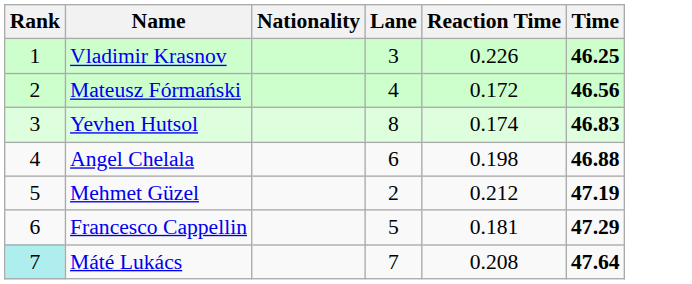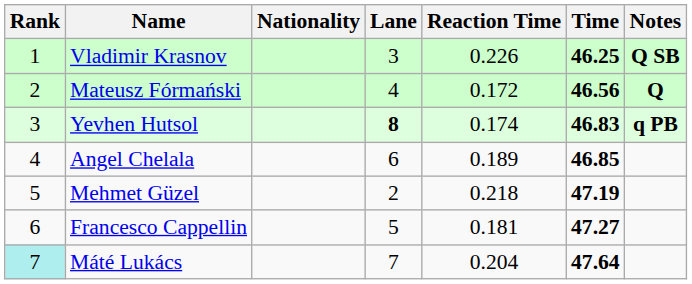+ column: (655, 21)
(394, 124) normal -> (394, 124) bold
(494, 158) 0.198 -> (494, 158) 0.189
(595, 158) 46.88 -> (595, 158) 46.85
(494, 192) 0.212 -> (494, 192) 0.218
(595, 227) 47.29 -> (595, 227) 47.27
(494, 261) 0.208 -> (494, 261) 0.204
